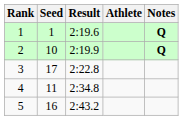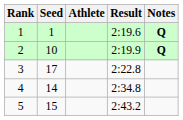columns swapped: (124, 13) <-> (84, 13)
(51, 87) 11 -> (51, 87) 14
(51, 106) 16 -> (51, 106) 15
